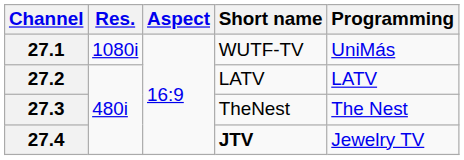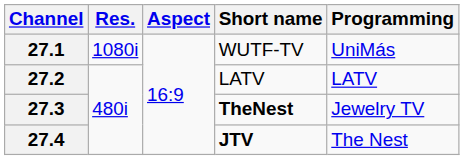(254, 109) normal -> (256, 109) bold
(370, 109) The Nest -> (378, 109) Jewelry TV
(378, 139) Jewelry TV -> (370, 139) The Nest
